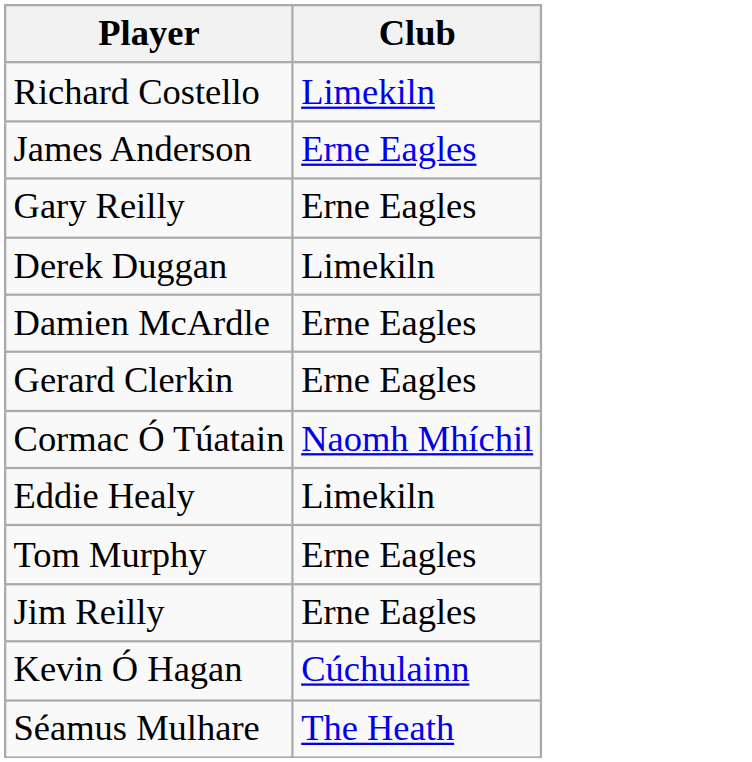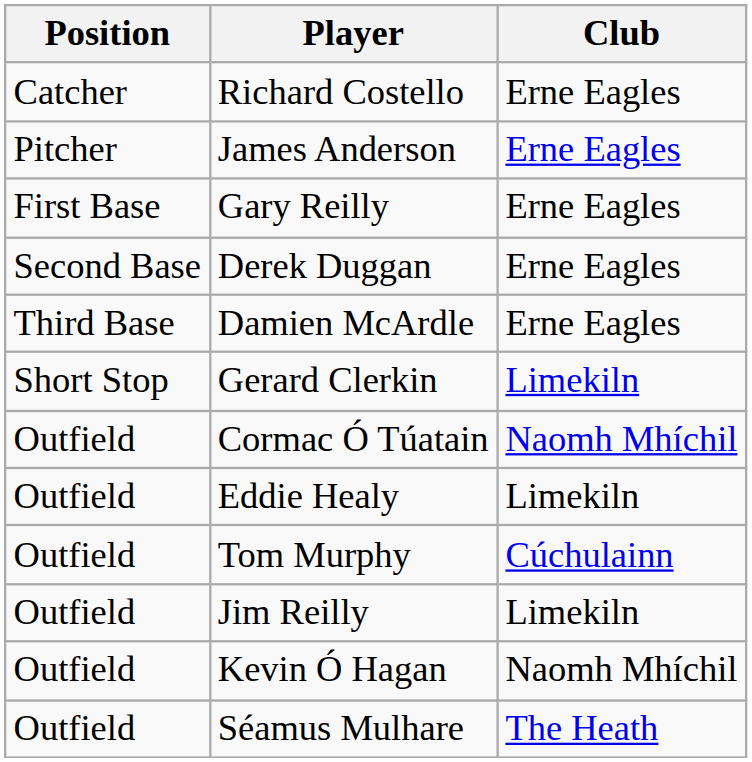+ column: (107, 33)
(368, 91) Limekiln -> (593, 91) Erne Eagles
(368, 264) Limekiln -> (593, 264) Erne Eagles
(389, 380) Erne Eagles -> (572, 380) Limekiln
(389, 554) Erne Eagles -> (590, 554) Cúchulainn
(389, 611) Erne Eagles -> (572, 611) Limekiln
(385, 669) Cúchulainn -> (621, 669) Naomh Mhíchil
